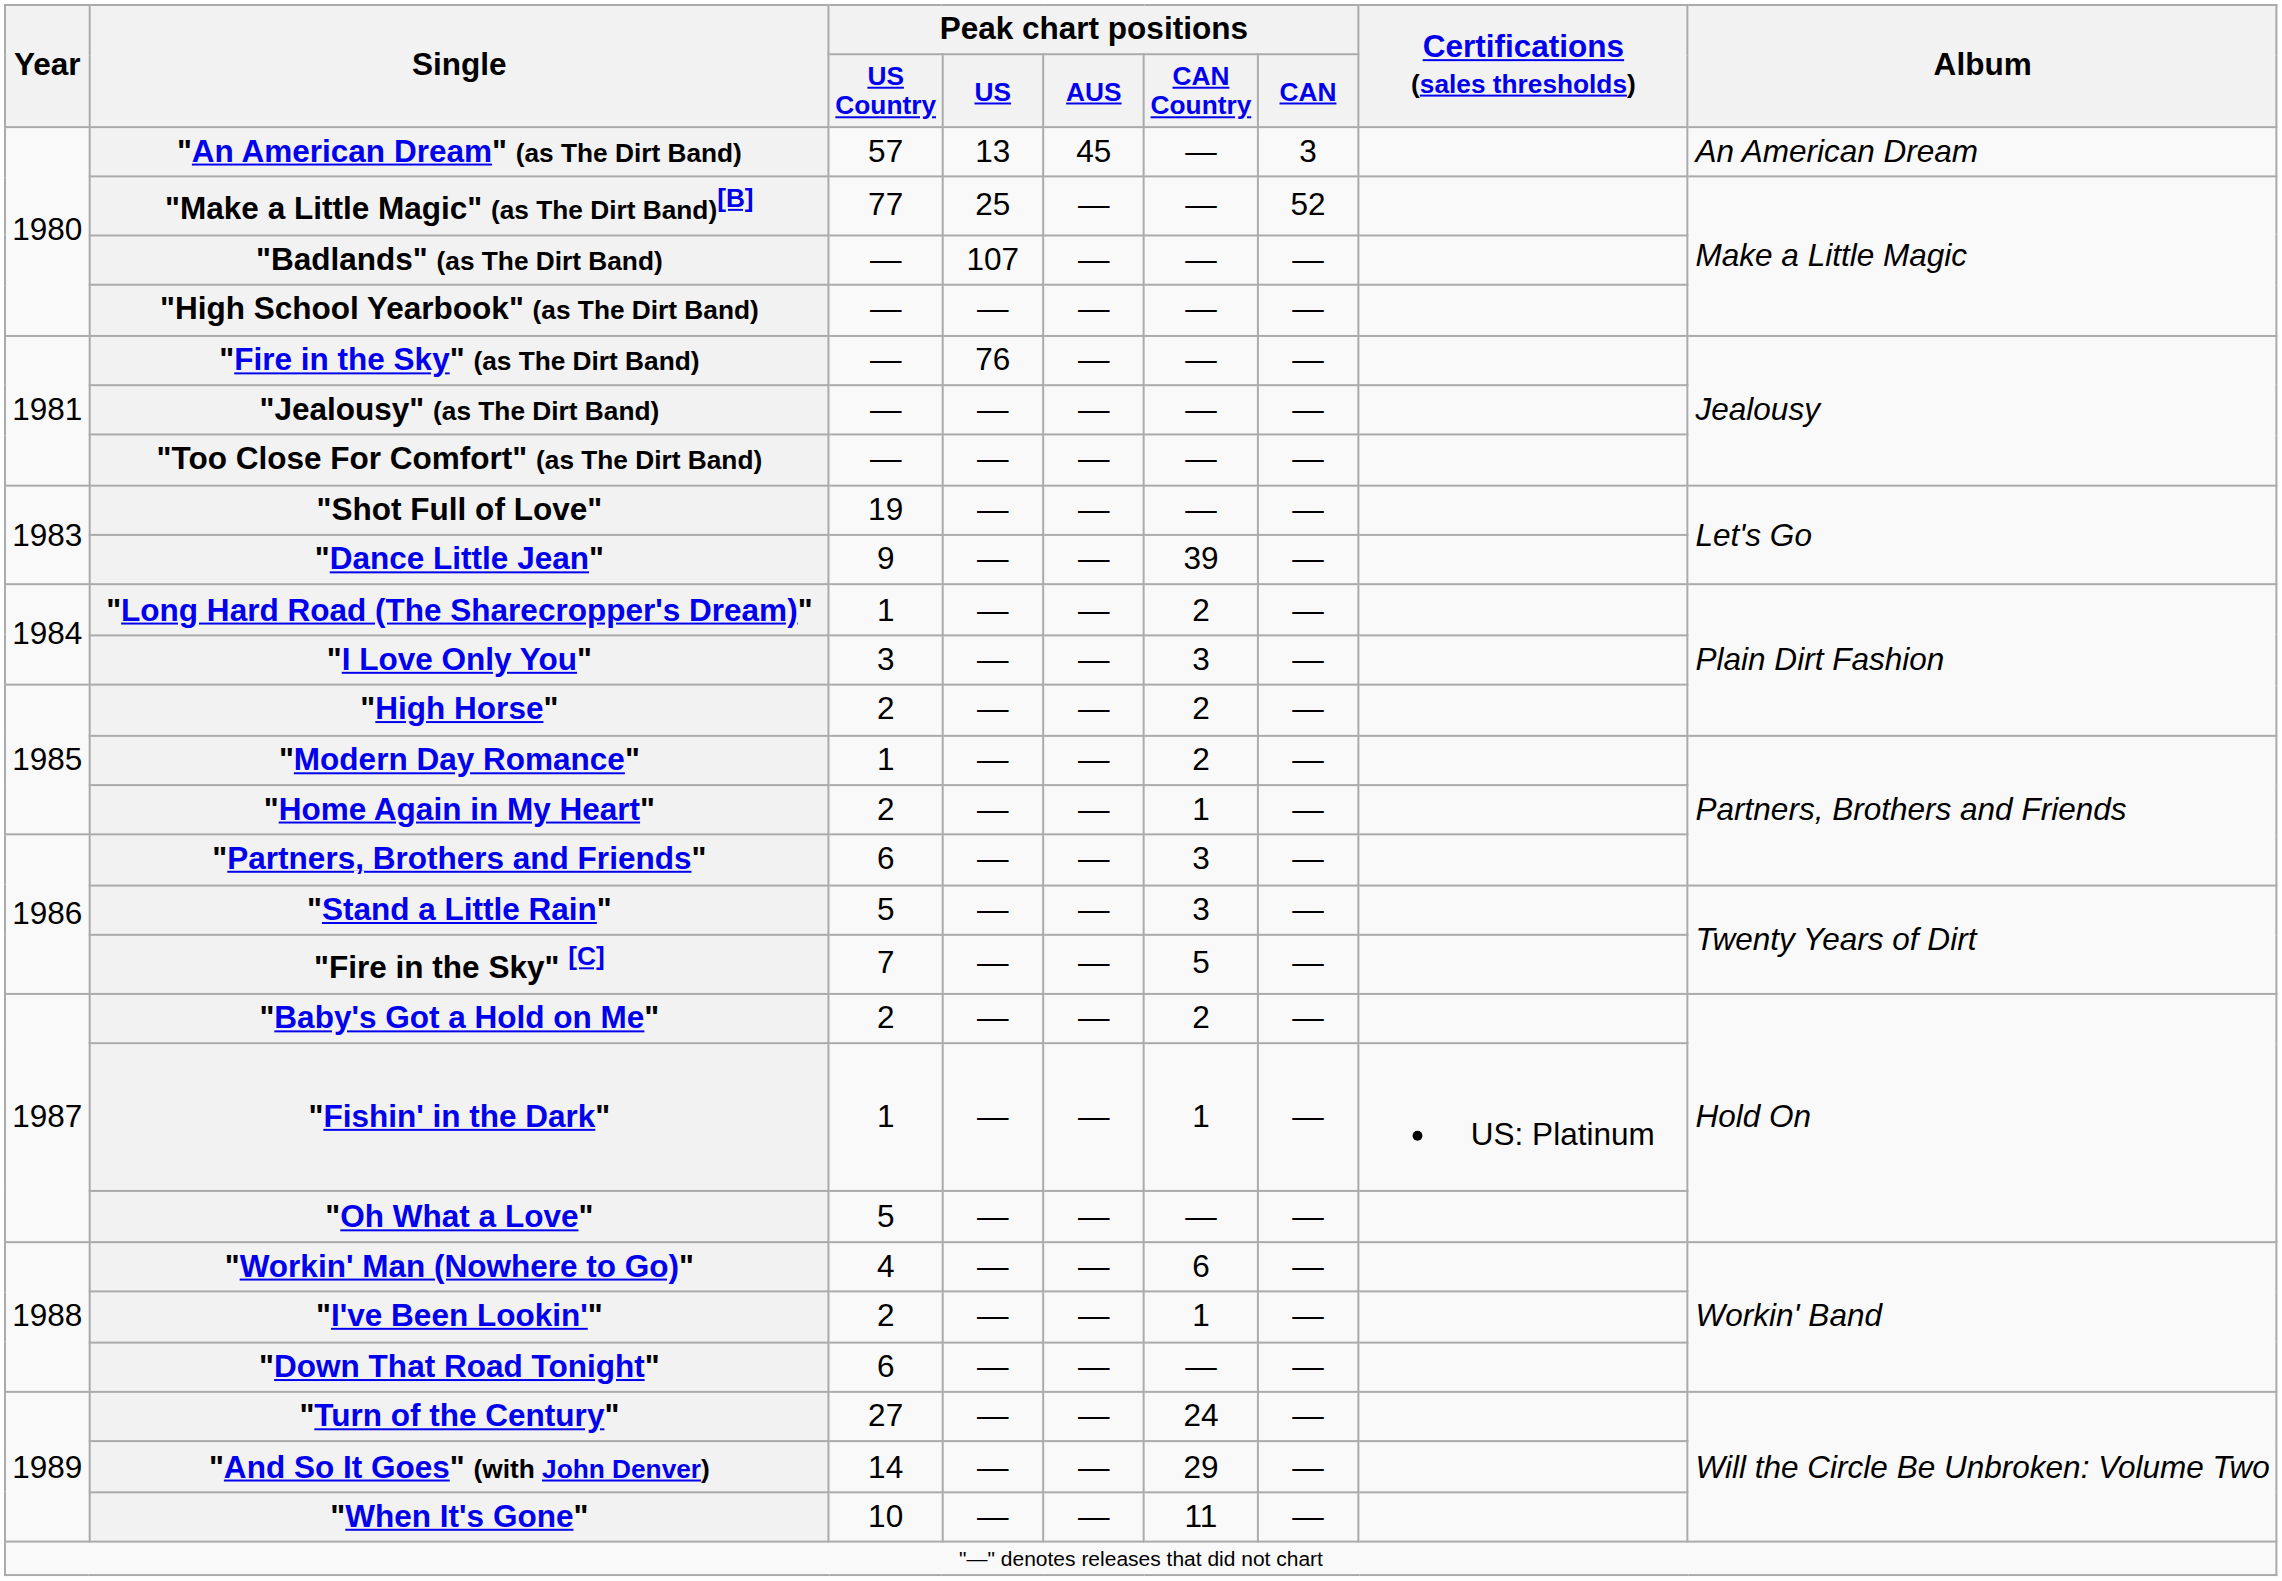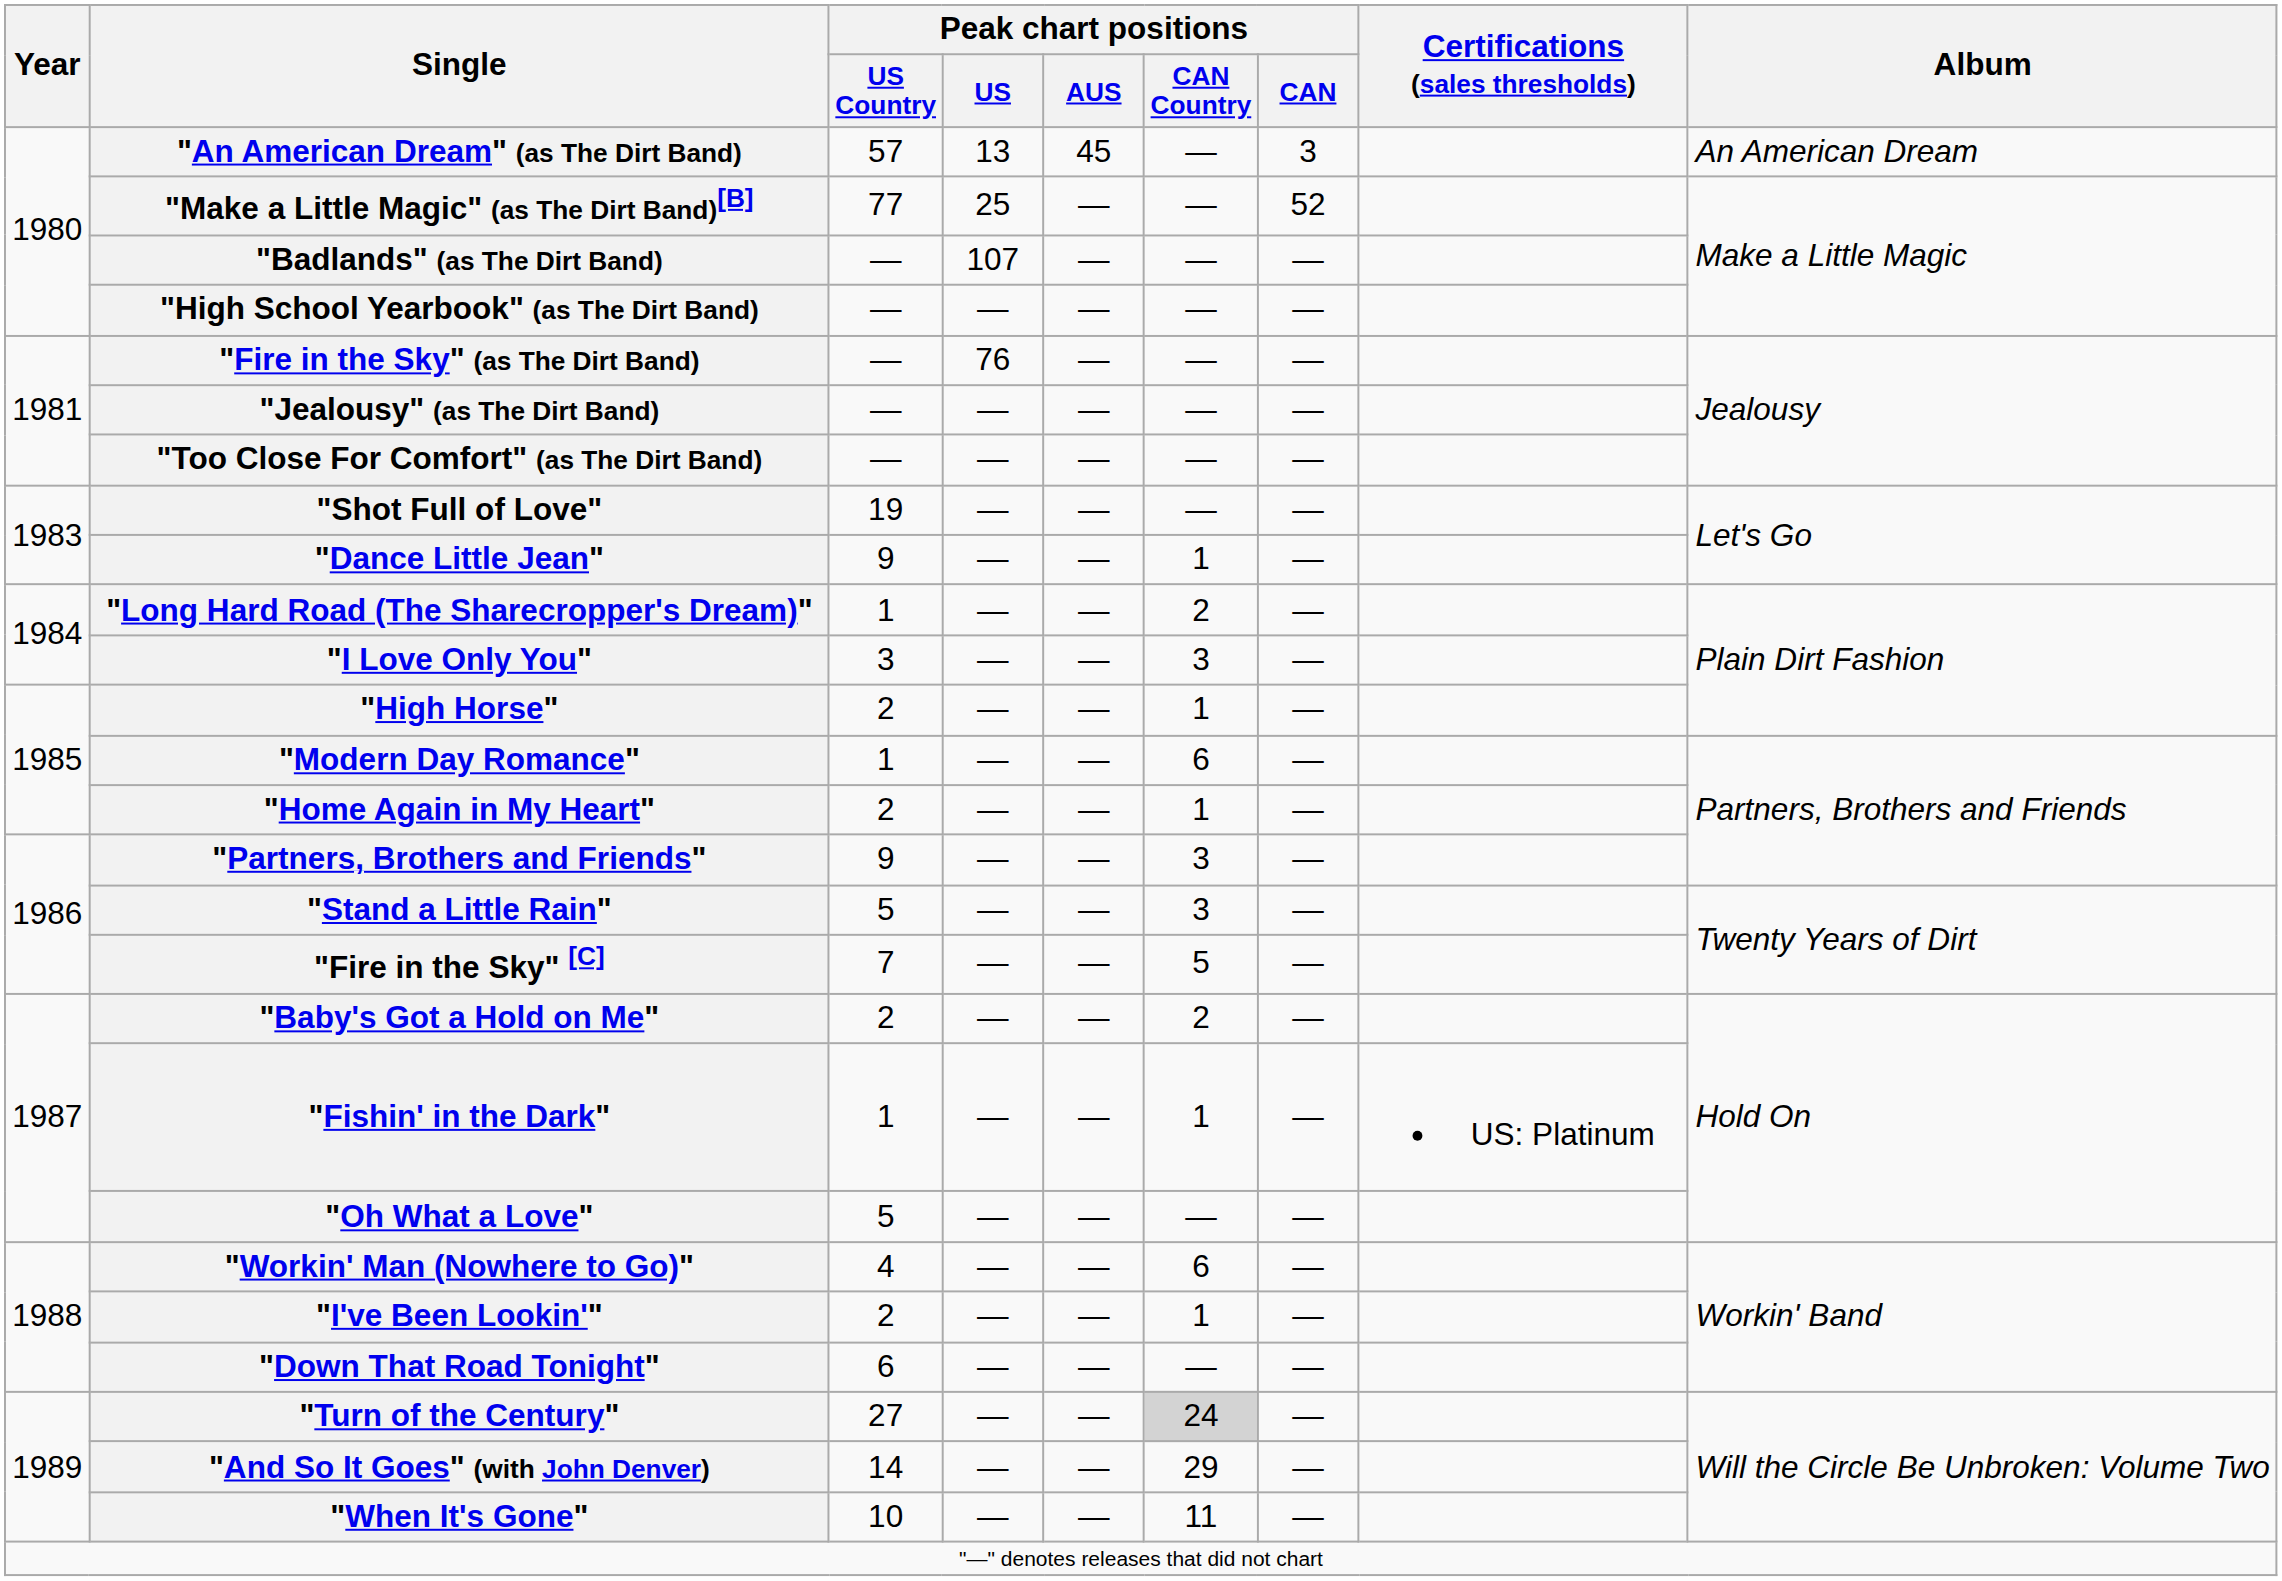(1201, 559) 39 -> (1201, 559) 1
(1201, 709) 2 -> (1201, 709) 1
(1201, 759) 2 -> (1201, 759) 6
(886, 859) 6 -> (886, 859) 9
(1201, 1416) no background -> (1201, 1416) lightgrey background
